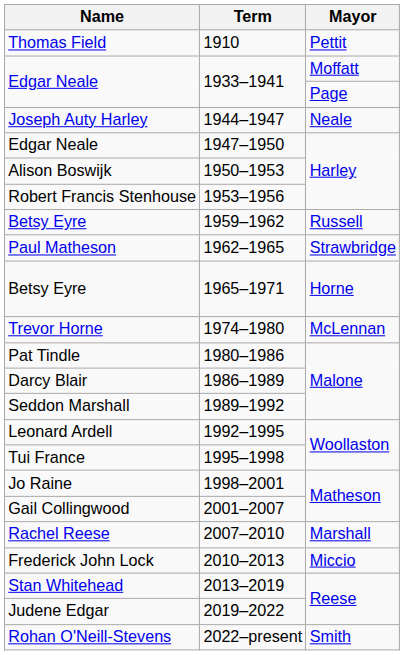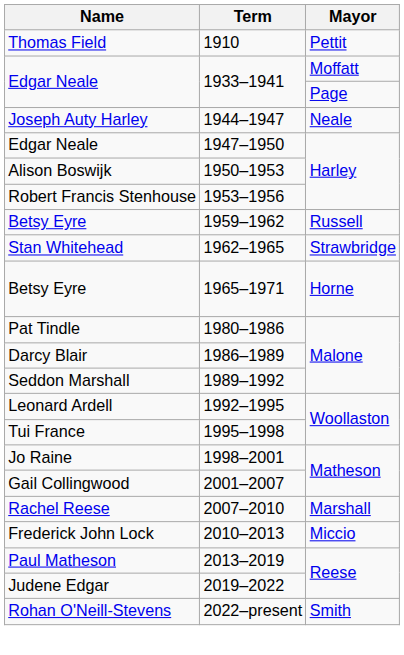(62, 247) Paul Matheson -> (66, 247) Stan Whitehead
- row: (244, 329)
(66, 585) Stan Whitehead -> (62, 560) Paul Matheson
